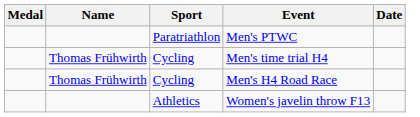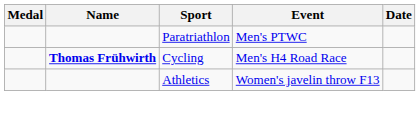- row: (277, 58)
(98, 80) normal -> (103, 58) bold
